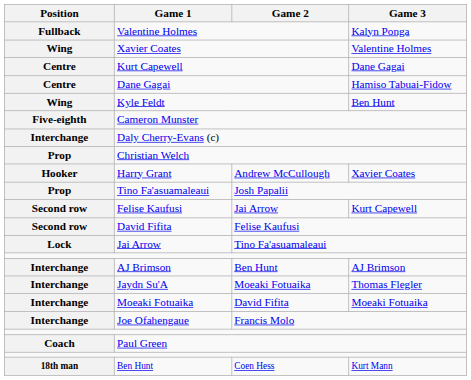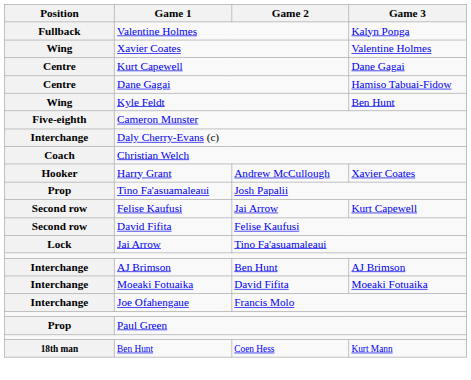(59, 155) Prop -> (59, 155) Coach
- row: (143, 284)
(59, 343) Coach -> (59, 325) Prop
